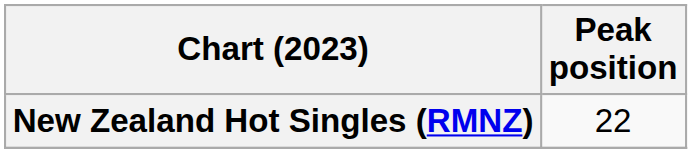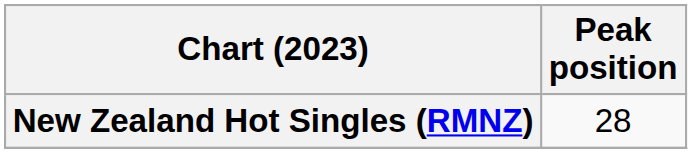(613, 120) 22 -> (613, 120) 28
